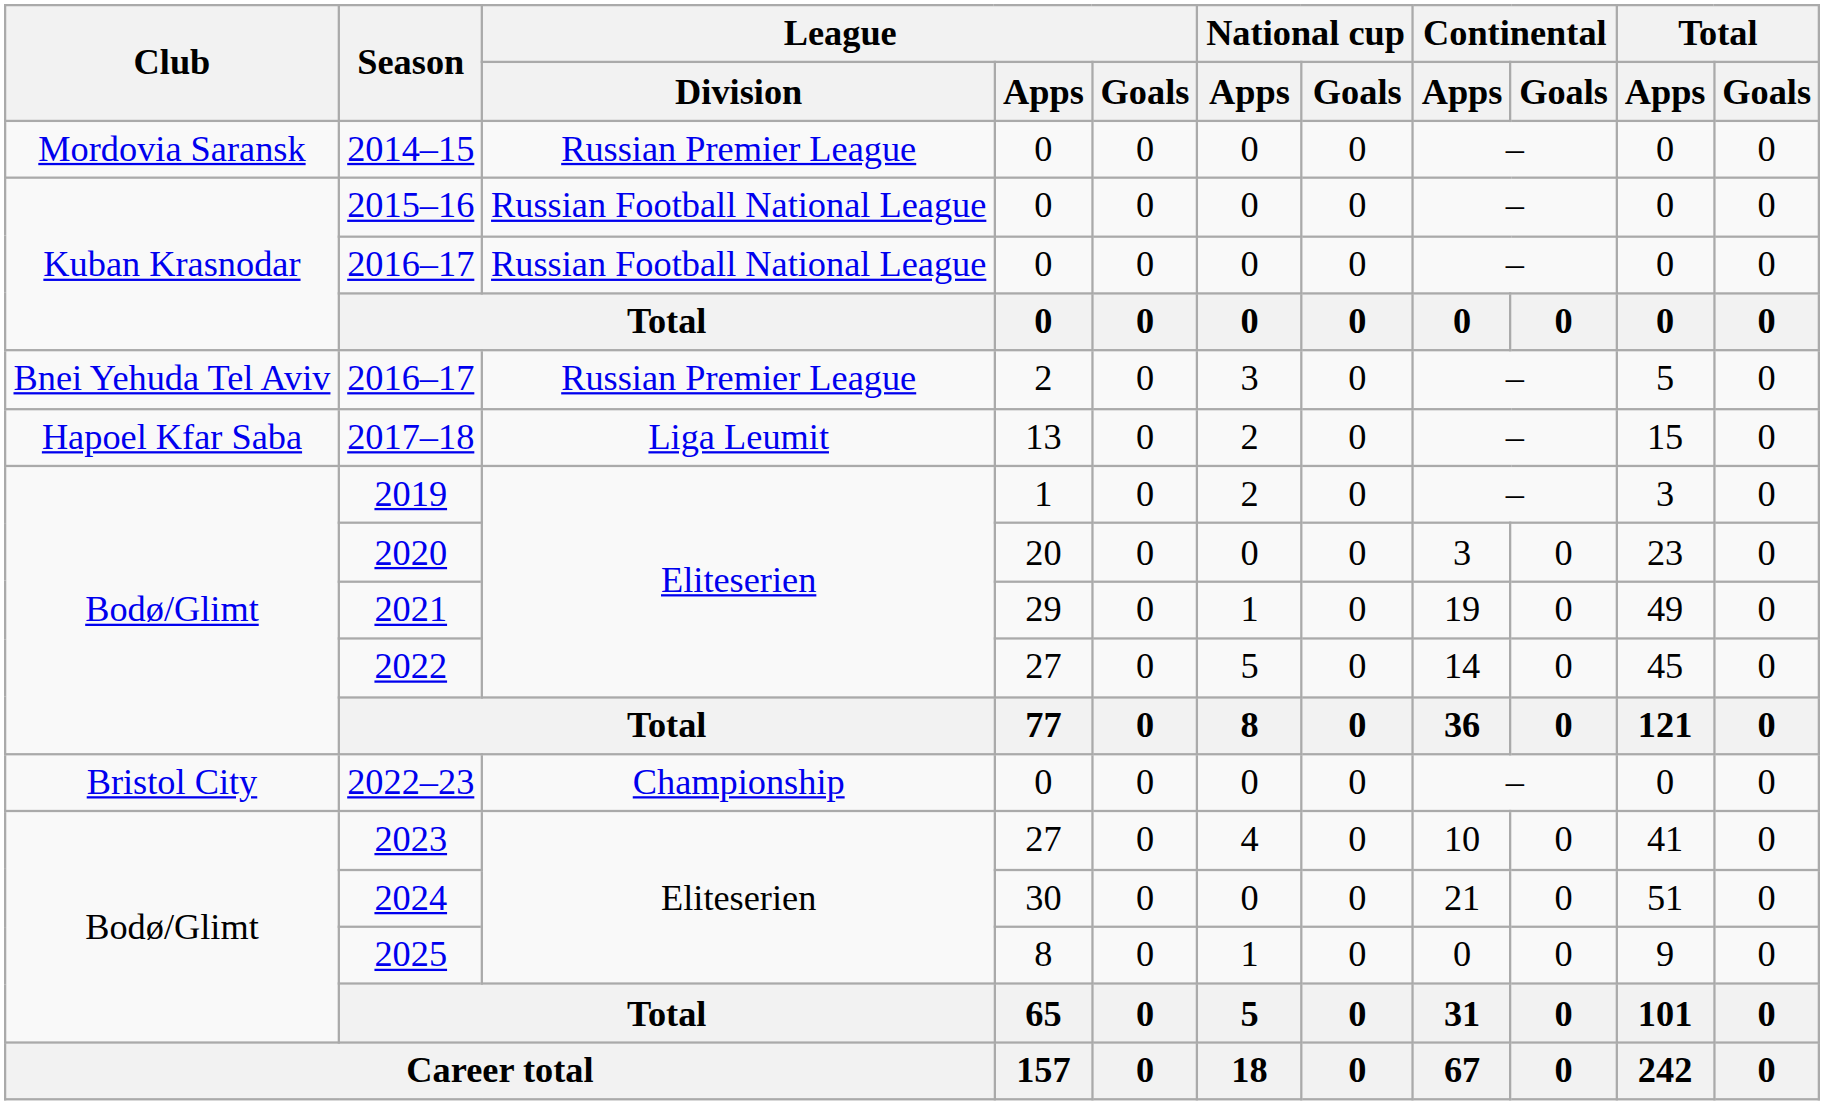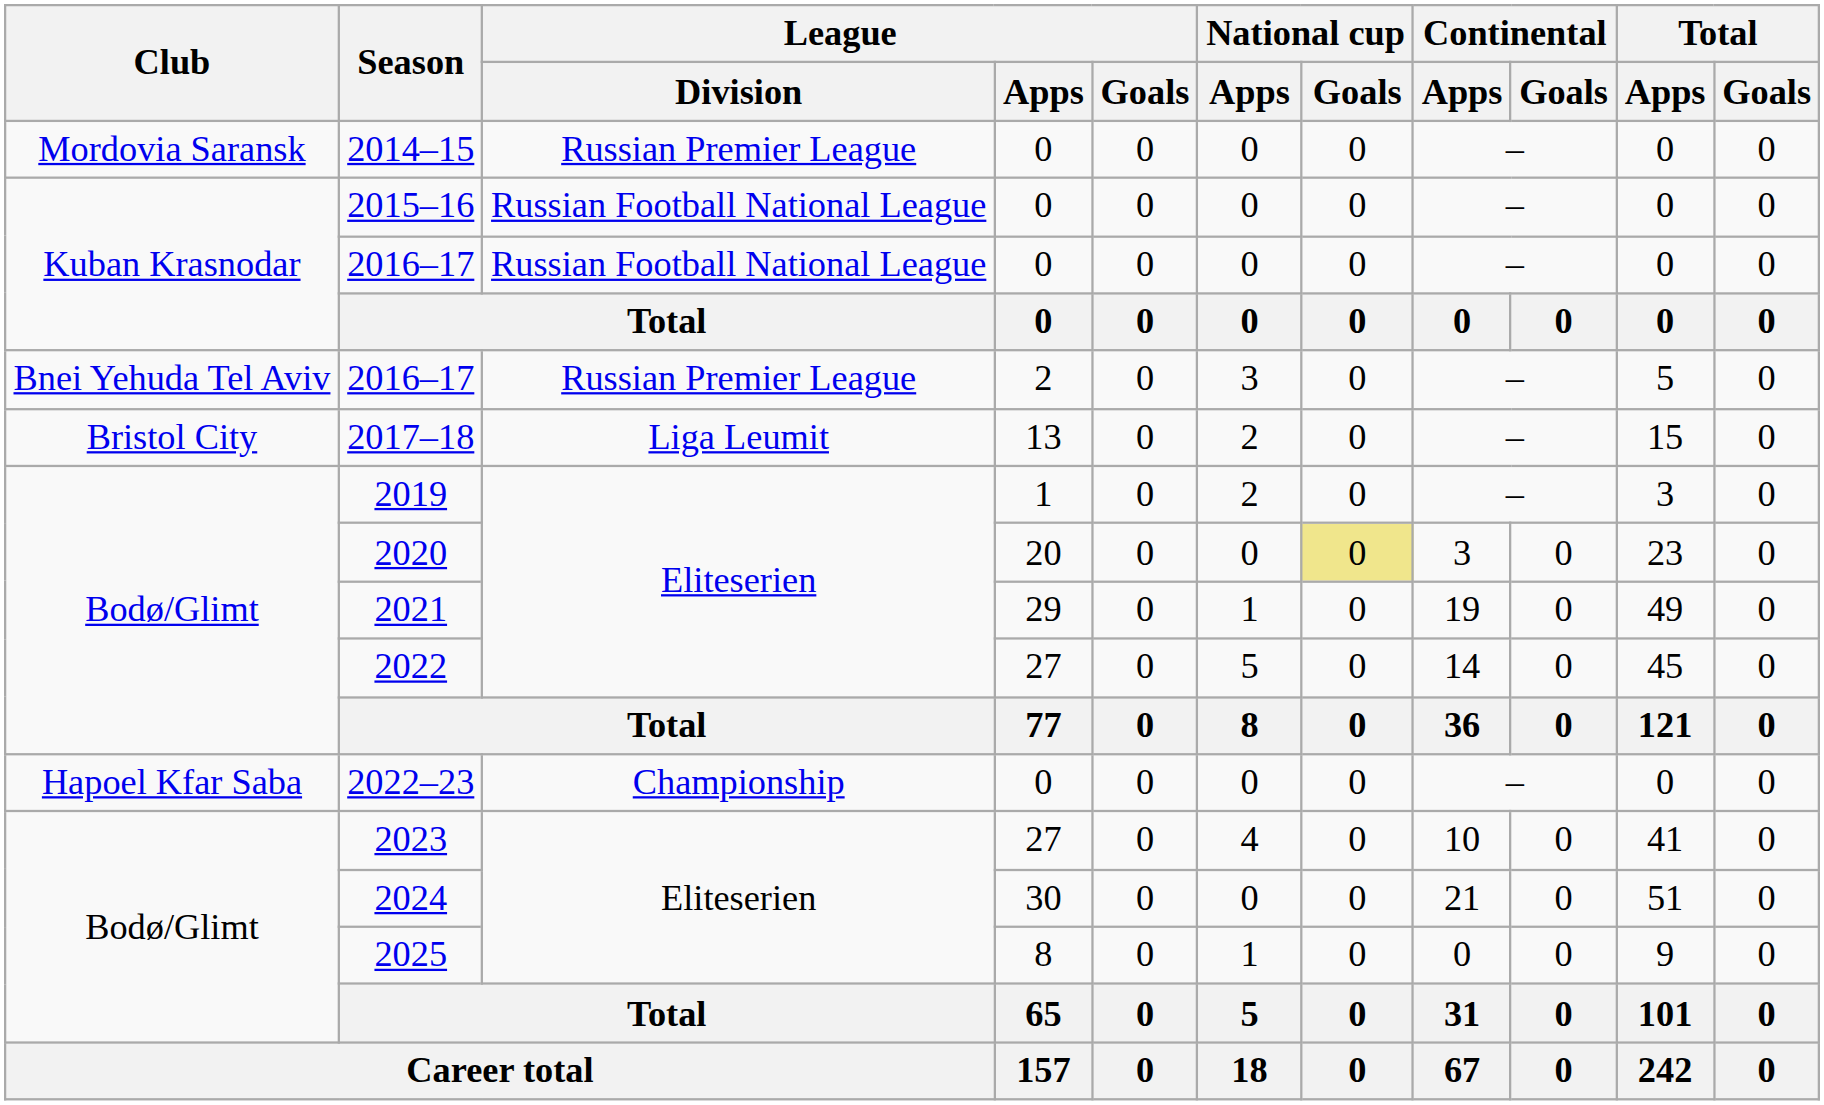(172, 436) Hapoel Kfar Saba -> (172, 436) Bristol City
(1357, 551) no background -> (1357, 551) khaki background
(172, 782) Bristol City -> (172, 782) Hapoel Kfar Saba
